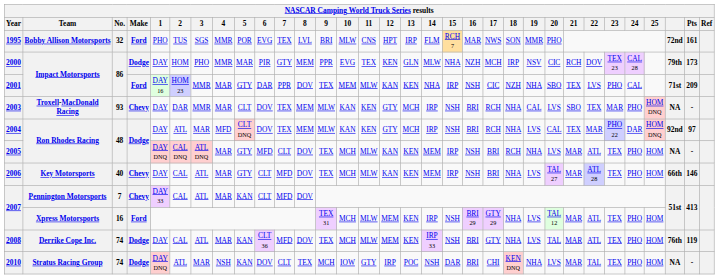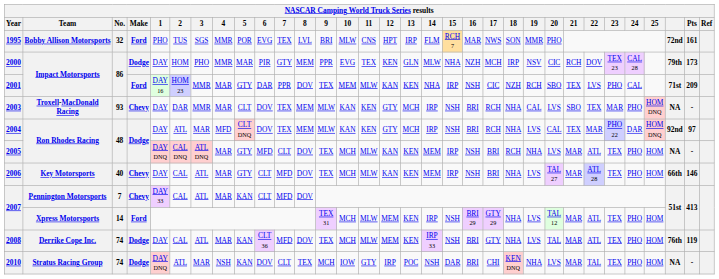(534, 85) NHA -> (534, 85) RCH
(120, 218) 16 -> (120, 218) 14
